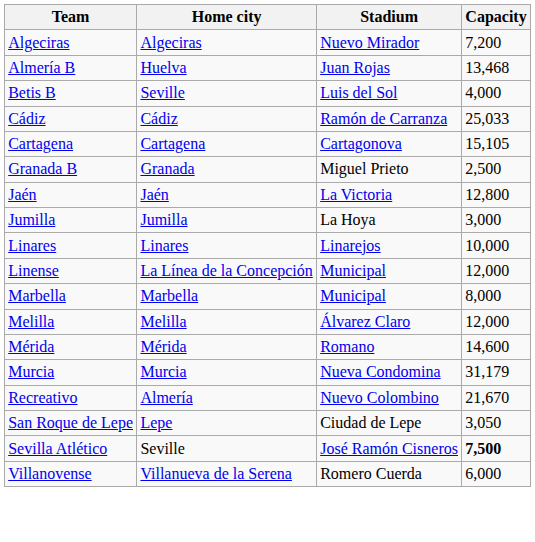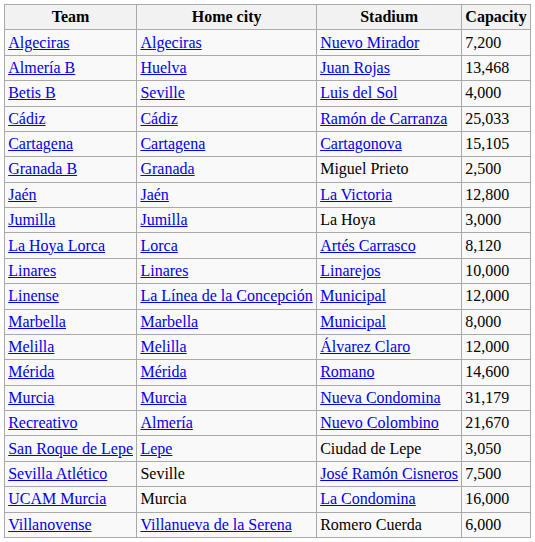+ row: (57, 245)
(483, 448) bold -> (483, 473) normal
+ row: (57, 499)
